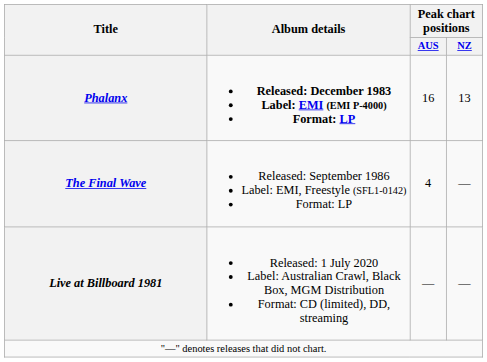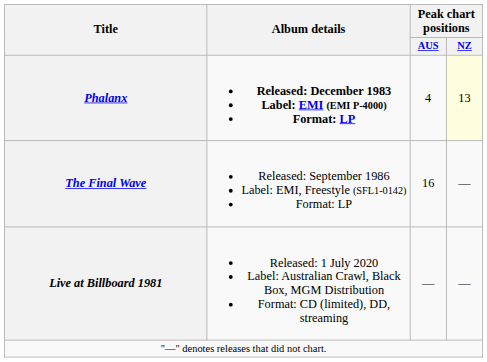(428, 98) 16 -> (428, 98) 4
(465, 98) no background -> (465, 98) lightyellow background
(428, 183) 4 -> (428, 183) 16
